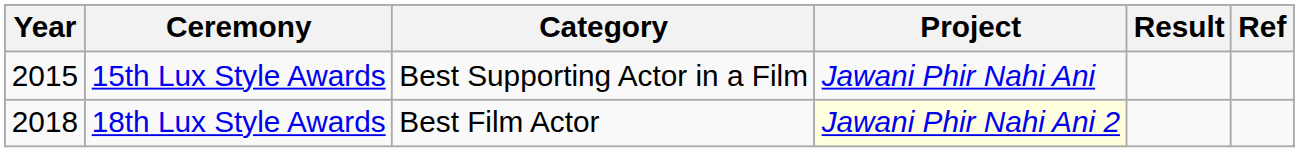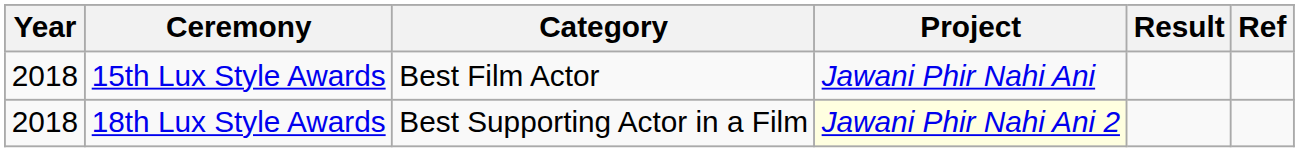(45, 75) 2015 -> (45, 75) 2018
(604, 75) Best Supporting Actor in a Film -> (499, 75) Best Film Actor
(499, 122) Best Film Actor -> (604, 122) Best Supporting Actor in a Film
